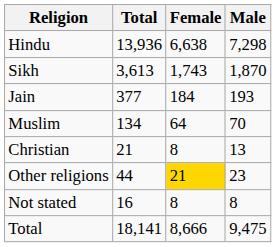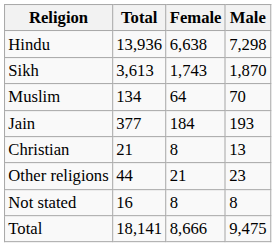rows swapped: (22, 96) <-> (34, 123)
(178, 176) gold background -> (178, 176) no background
